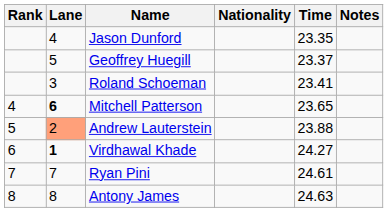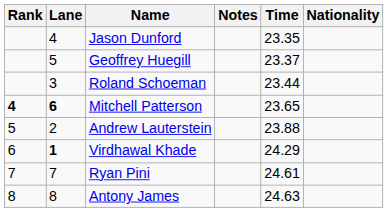columns swapped: (255, 15) <-> (360, 15)
(315, 83) 23.41 -> (282, 83) 23.44
(12, 106) normal -> (12, 106) bold
(53, 128) lightsalmon background -> (53, 128) no background
(315, 151) 24.27 -> (282, 151) 24.29
